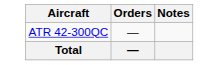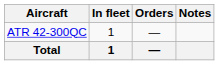+ column: (111, 13)
